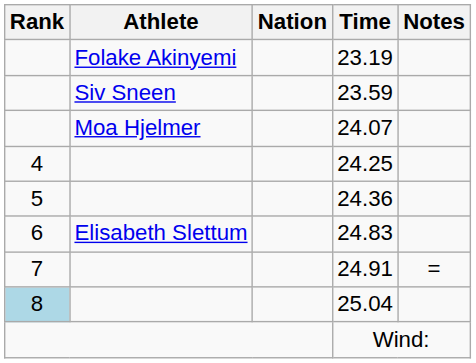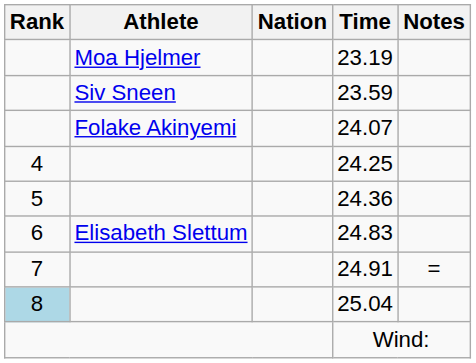(155, 57) Folake Akinyemi -> (137, 57) Moa Hjelmer
(137, 127) Moa Hjelmer -> (155, 127) Folake Akinyemi
